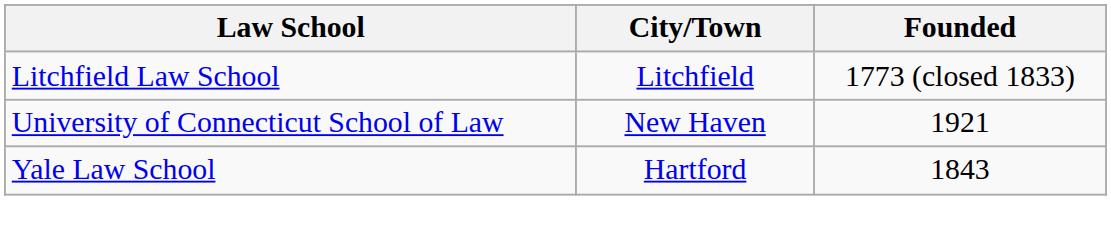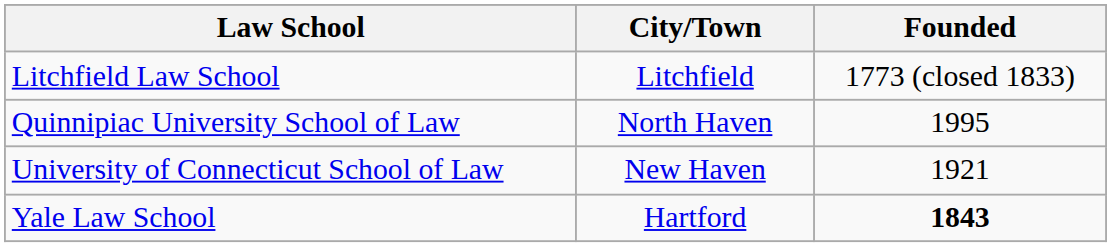+ row: (236, 122)
(960, 169) normal -> (960, 216) bold
